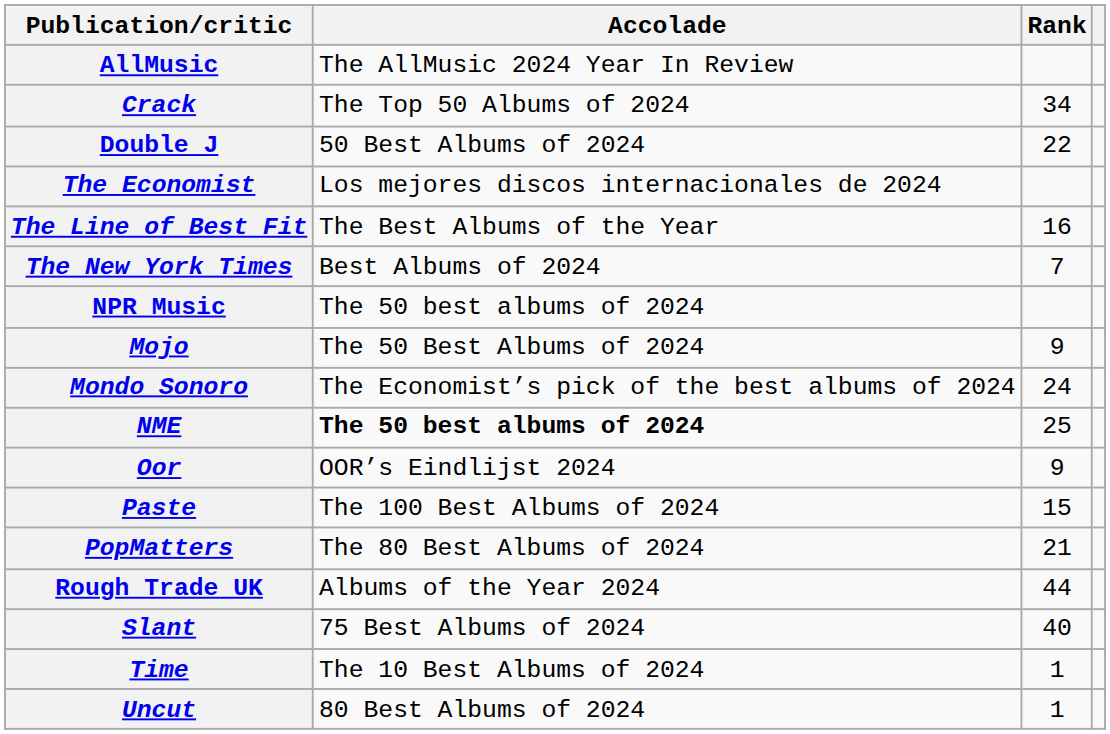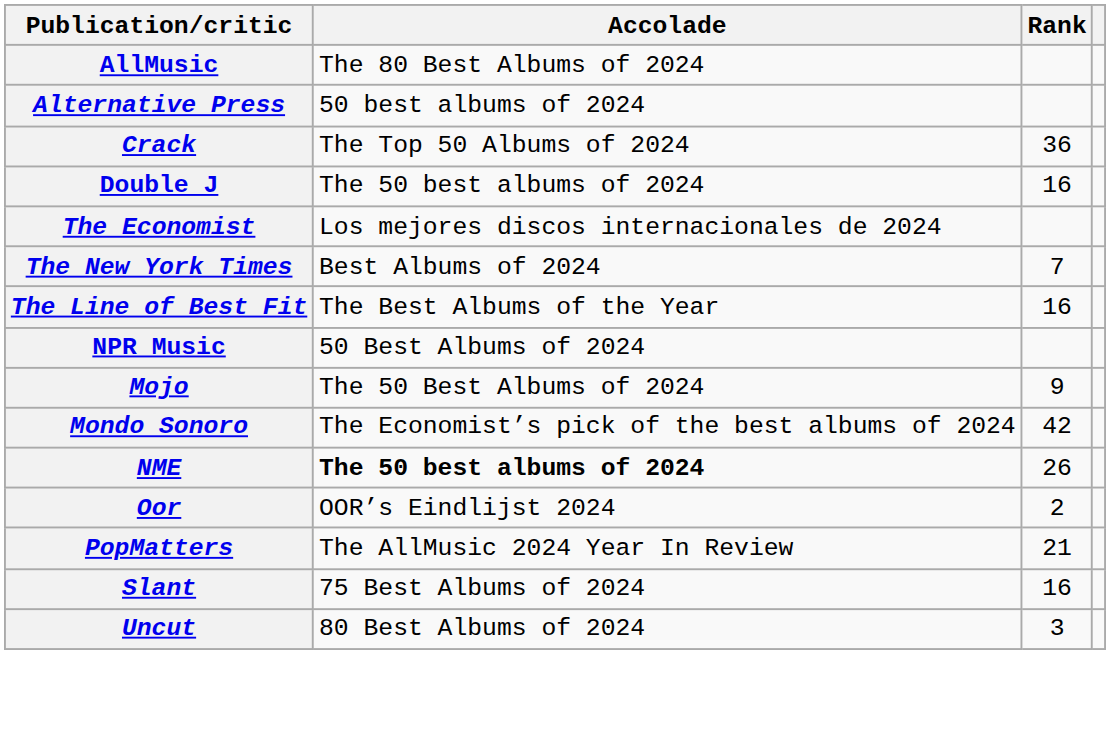(556, 65) The AllMusic 2024 Year In Review -> (512, 65) The 80 Best Albums of 2024
+ row: (159, 106)
(1057, 106) 34 -> (1057, 146) 36
(482, 146) 50 Best Albums of 2024 -> (512, 186) The 50 best albums of 2024
(1057, 146) 22 -> (1057, 186) 16
rows swapped: (159, 226) <-> (159, 267)
(512, 307) The 50 best albums of 2024 -> (482, 347) 50 Best Albums of 2024
(1057, 387) 24 -> (1057, 428) 42
(1057, 428) 25 -> (1057, 468) 26
(1057, 468) 9 -> (1057, 508) 2
- row: (159, 508)
(512, 548) The 80 Best Albums of 2024 -> (556, 548) The AllMusic 2024 Year In Review
- row: (159, 589)
(1057, 629) 40 -> (1057, 589) 16
- row: (159, 669)
(1057, 709) 1 -> (1057, 629) 3
